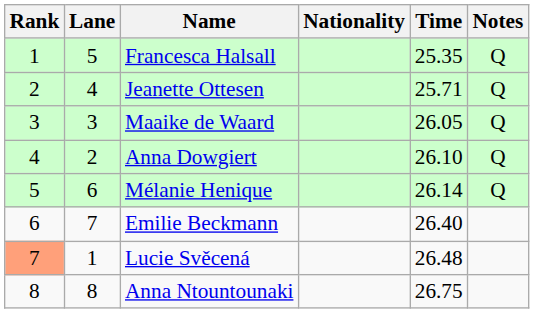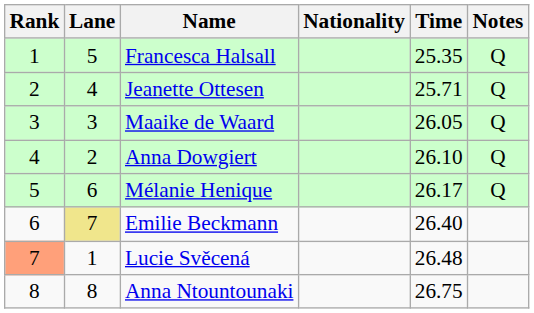(439, 190) 26.14 -> (439, 190) 26.17
(92, 223) no background -> (92, 223) khaki background
